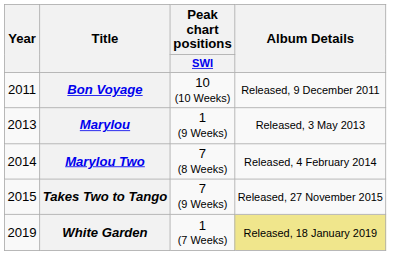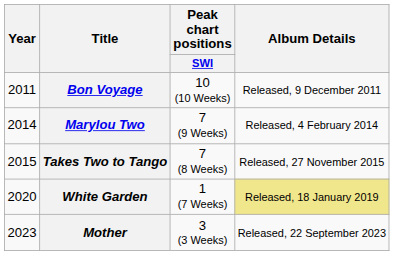- row: (105, 125)
(203, 161) 7 (8 Weeks) -> (203, 125) 7 (9 Weeks)
(203, 196) 7 (9 Weeks) -> (203, 161) 7 (8 Weeks)
(22, 232) 2019 -> (22, 196) 2020
+ row: (105, 232)
